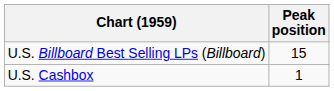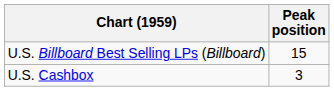(299, 75) 1 -> (299, 75) 3
